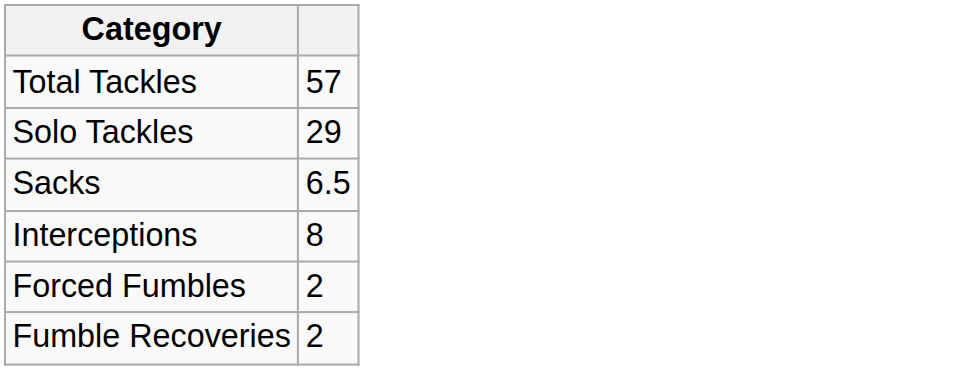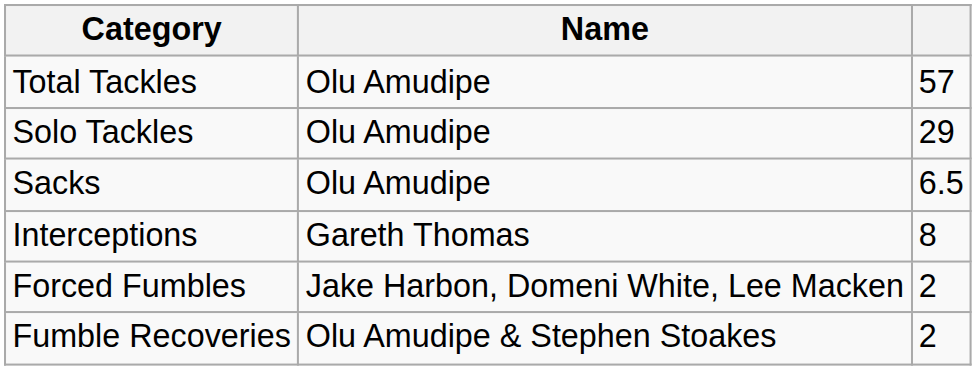+ column: (605, 30)
